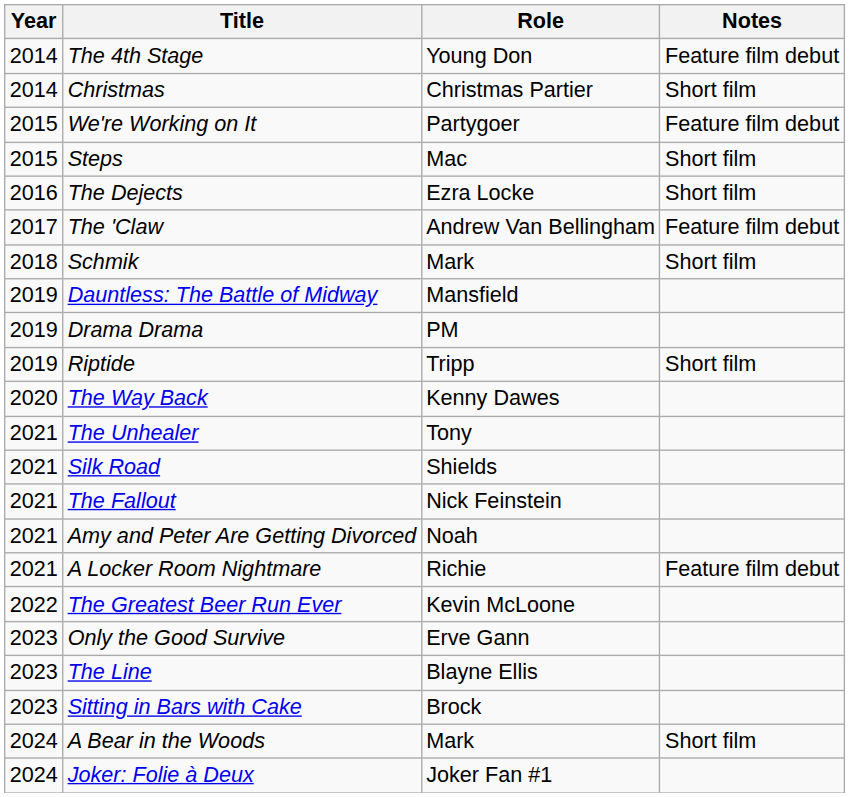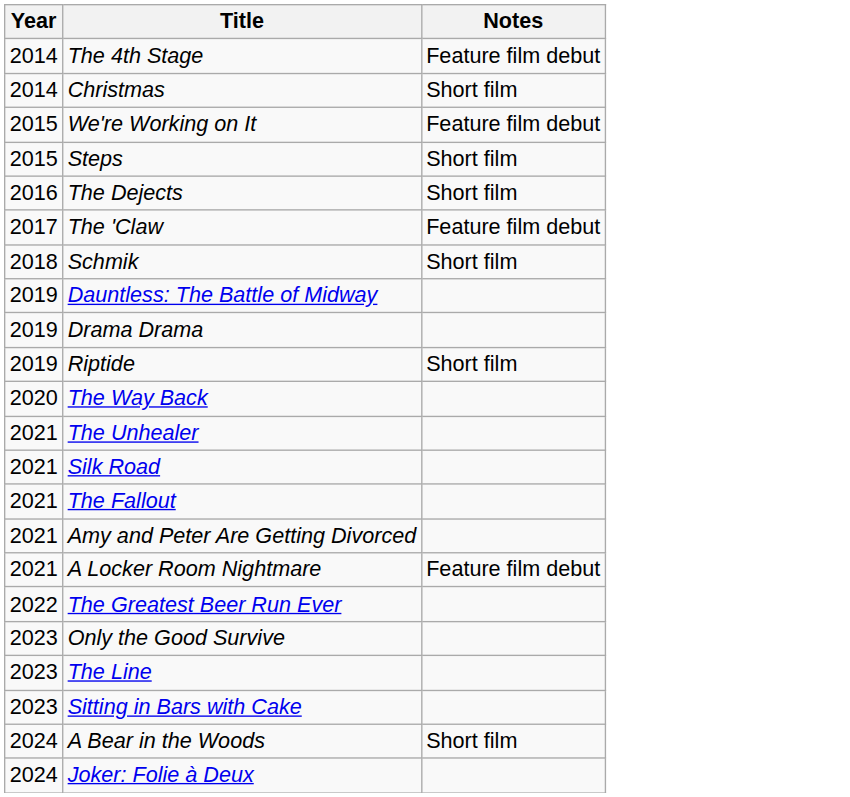- column: (541, 21)
